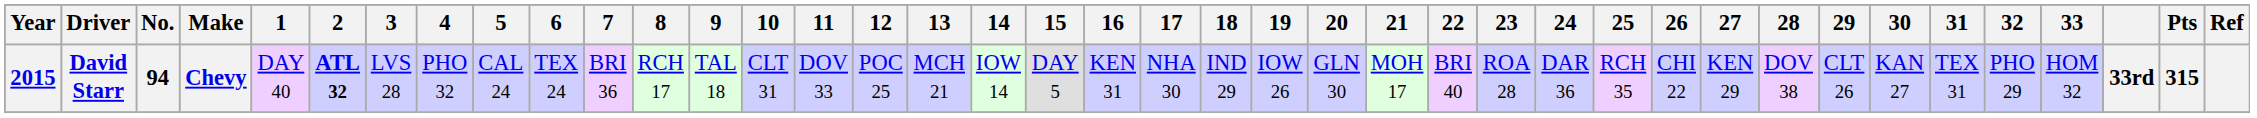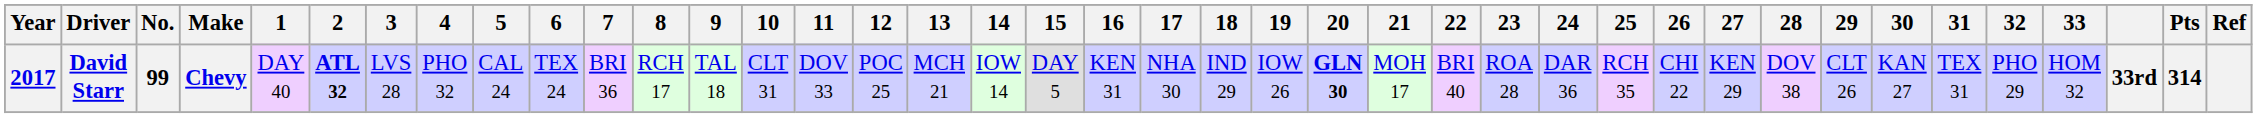(33, 77) 2015 -> (33, 77) 2017
(158, 77) 94 -> (158, 77) 99
(1337, 76) normal -> (1338, 77) bold
(2182, 77) 315 -> (2185, 77) 314
